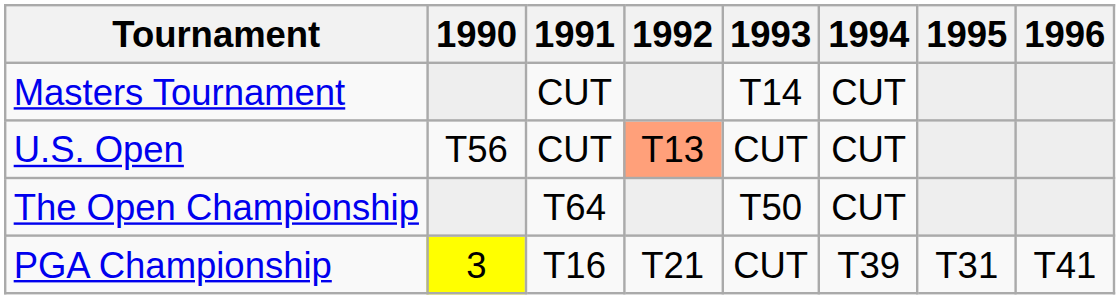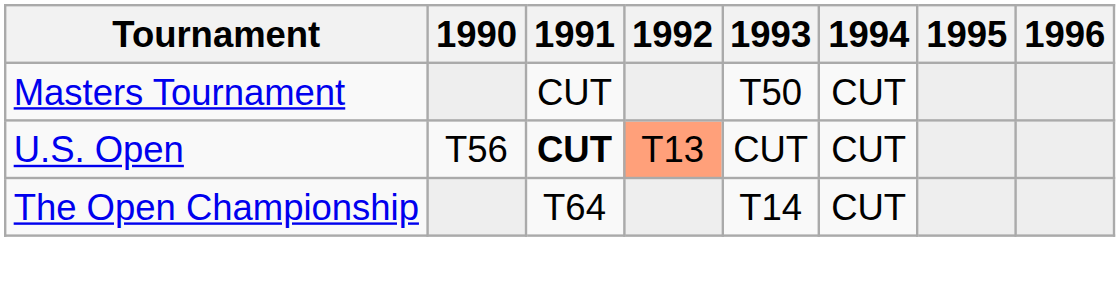(771, 92) T14 -> (771, 92) T50
(574, 150) normal -> (574, 150) bold
(771, 208) T50 -> (771, 208) T14
- row: (173, 265)
